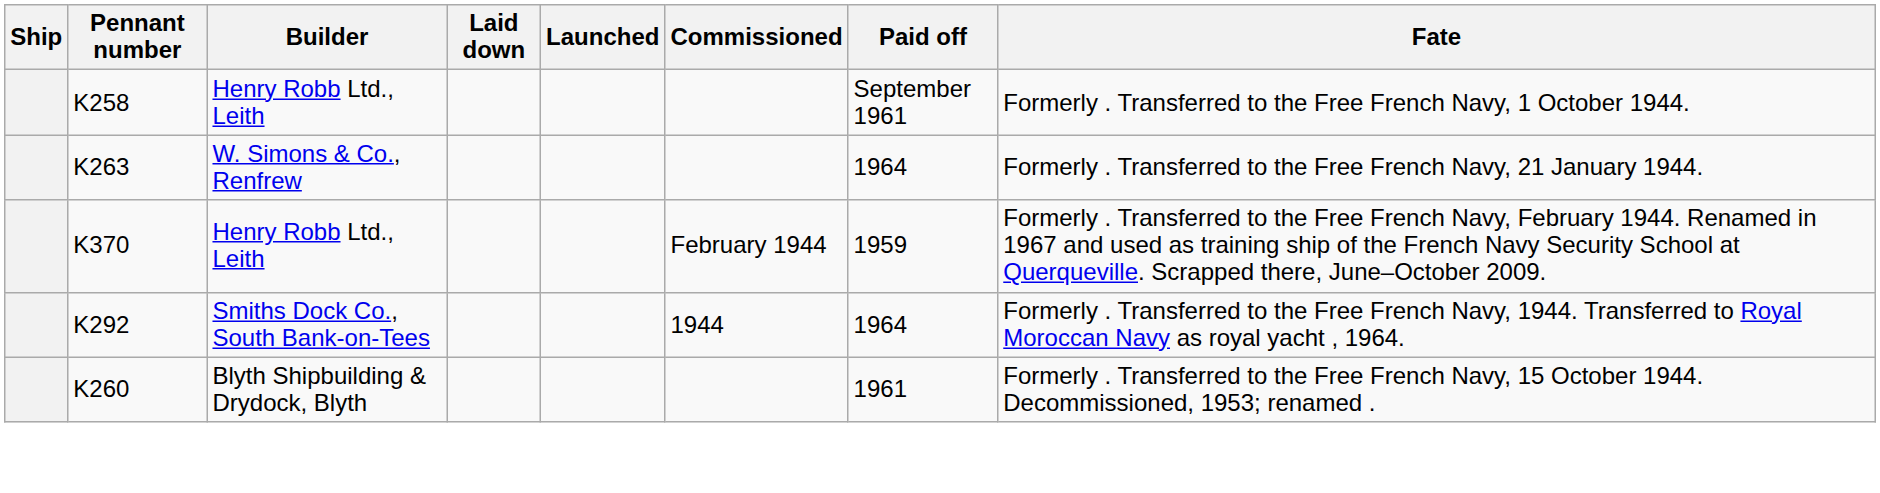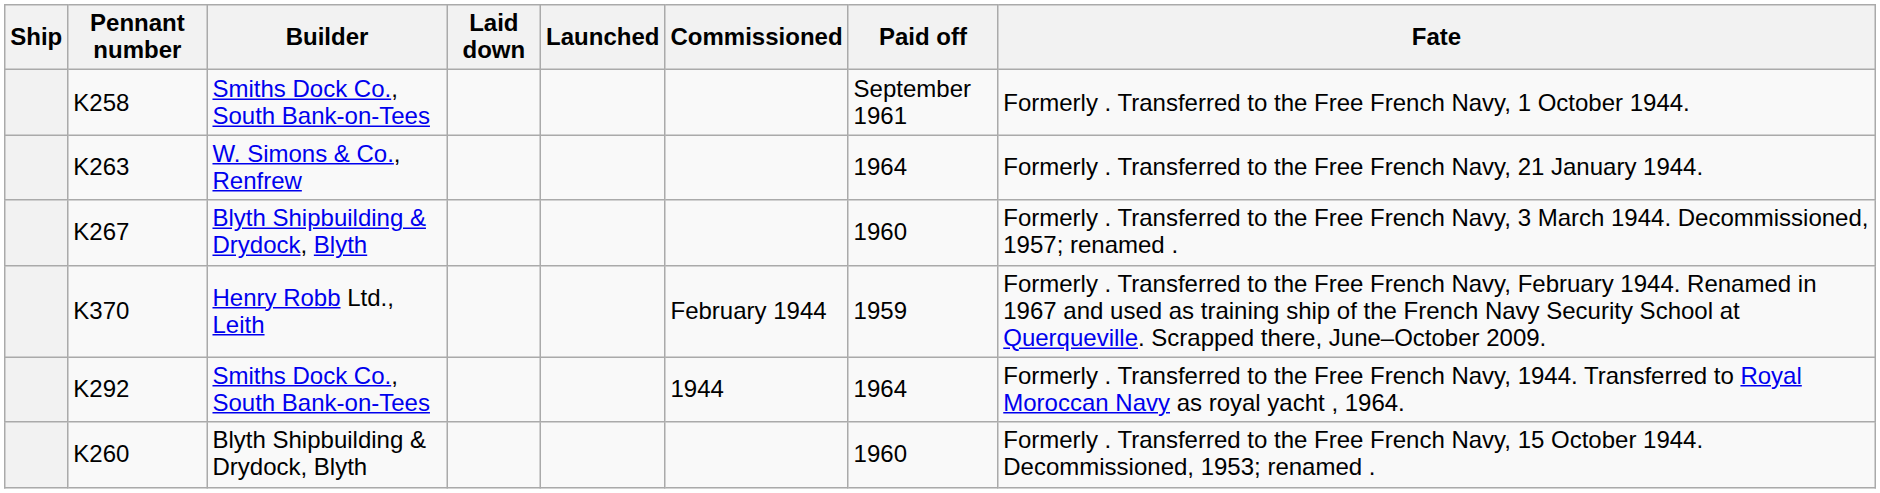(303, 102) Henry Robb Ltd., Leith -> (321, 102) Smiths Dock Co., South Bank-on-Tees
+ row: (101, 232)
(880, 389) 1961 -> (880, 454) 1960
